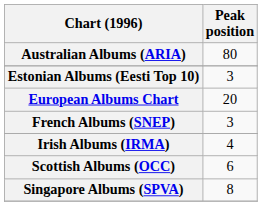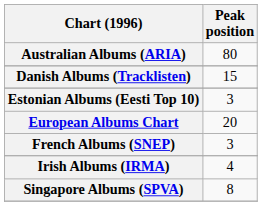+ row: (103, 76)
- row: (103, 167)
